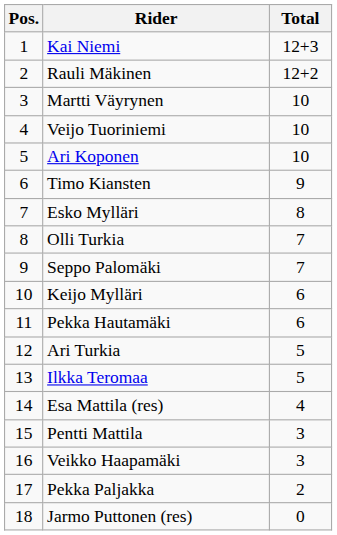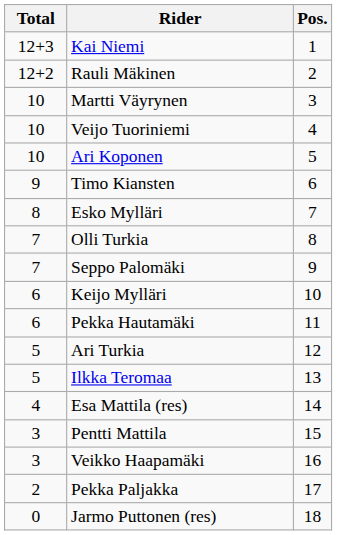columns swapped: (24, 18) <-> (300, 18)
